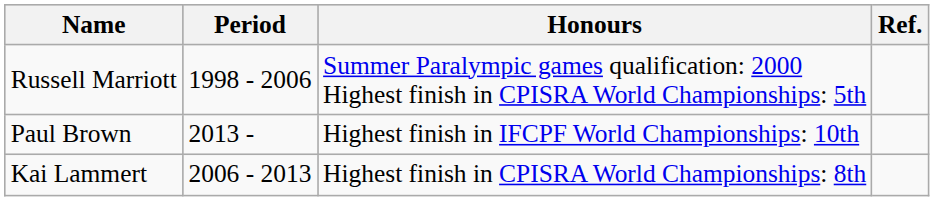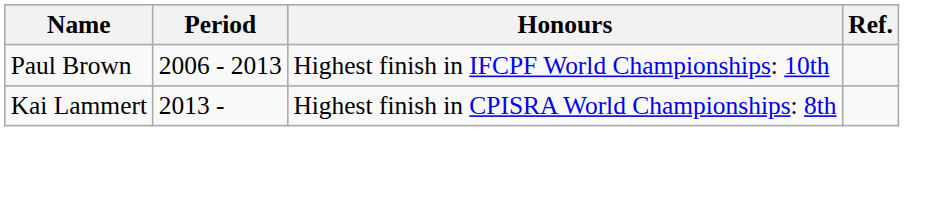- row: (94, 79)
(221, 133) 2013 - -> (220, 65) 2006 - 2013
(250, 174) 2006 - 2013 -> (192, 105) 2013 -
